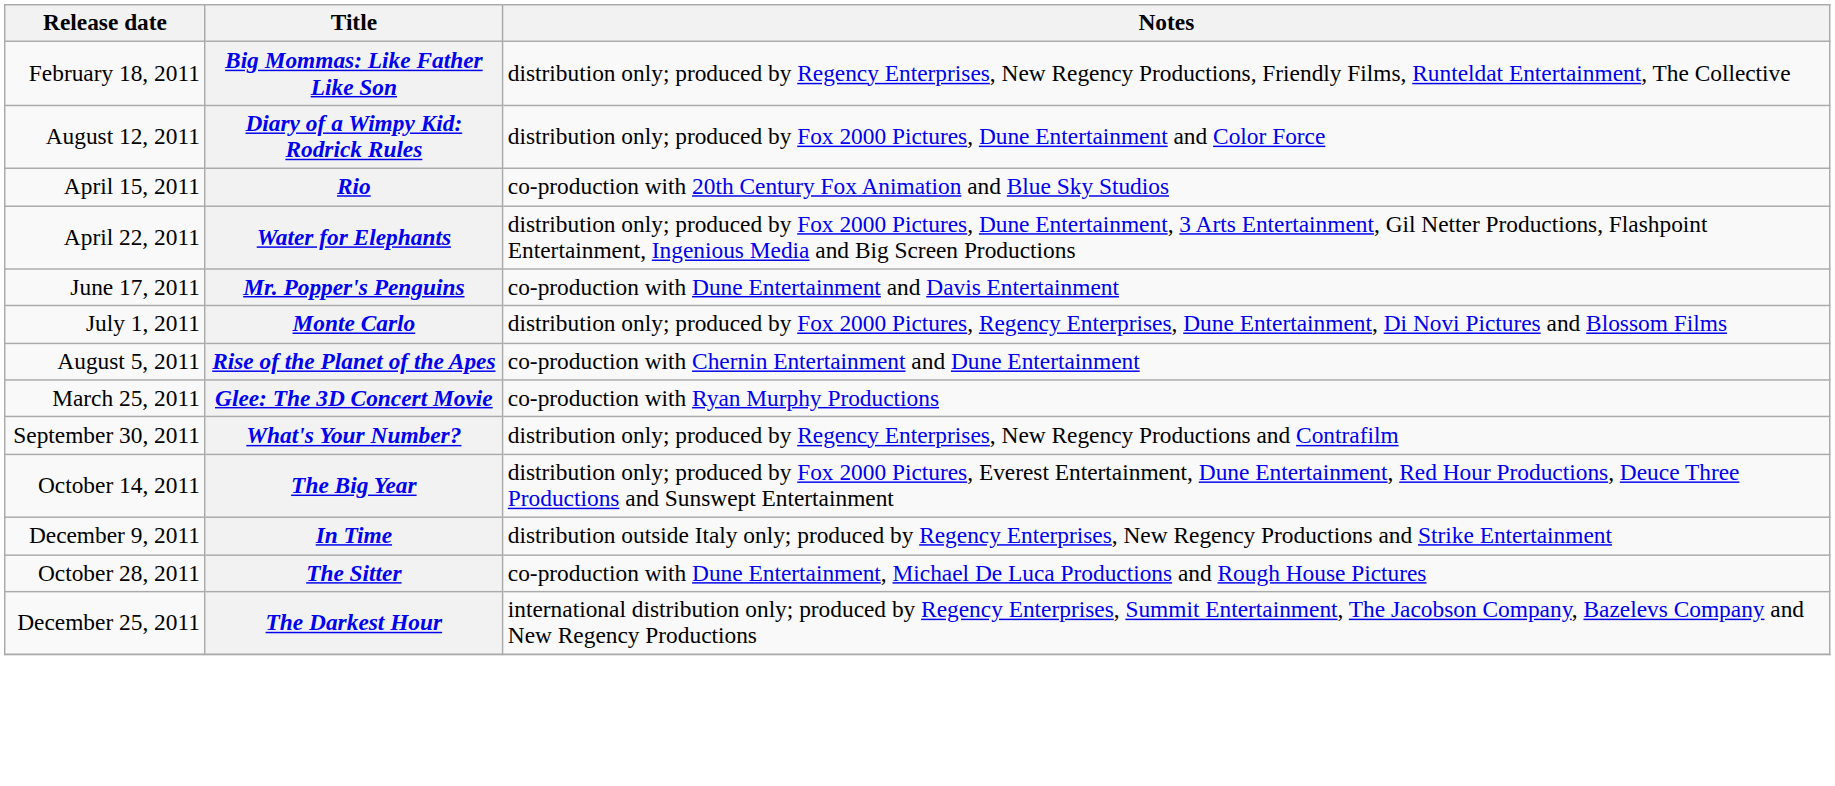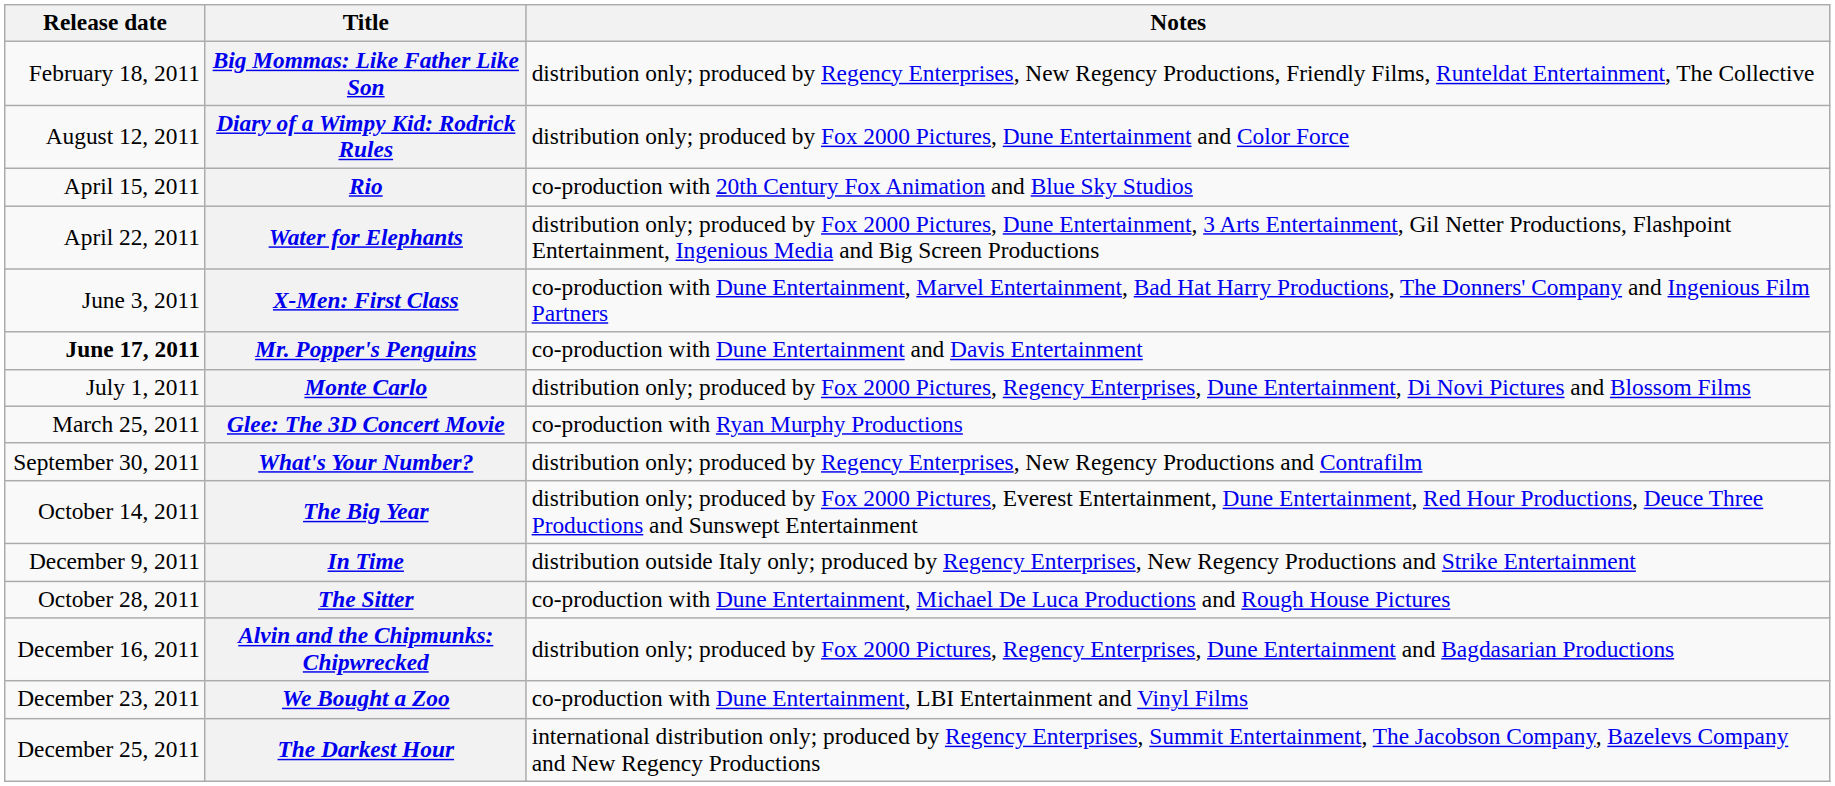+ row: (366, 300)
(135, 287) normal -> (133, 350) bold
- row: (354, 361)
+ row: (366, 649)
+ row: (366, 699)
